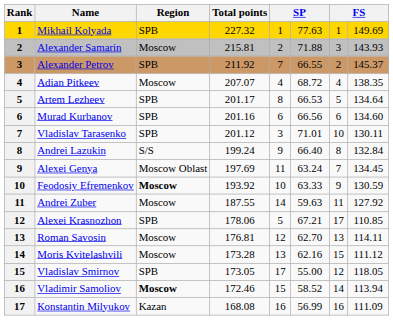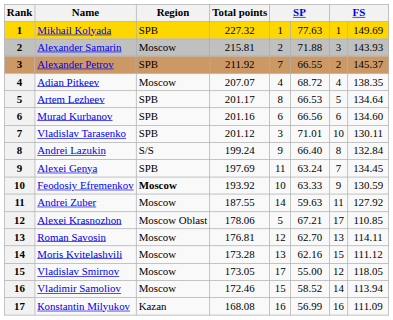(173, 168) Moscow Oblast -> (148, 168) SPB
(148, 220) SPB -> (173, 220) Moscow Oblast
(148, 271) SPB -> (157, 271) Moscow
(158, 289) bold -> (157, 289) normal
